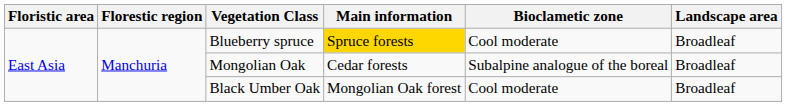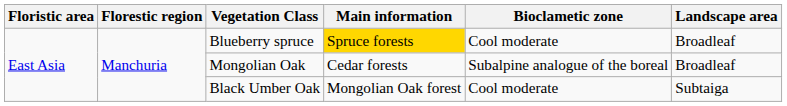(705, 88) Broadleaf -> (702, 88) Subtaiga
